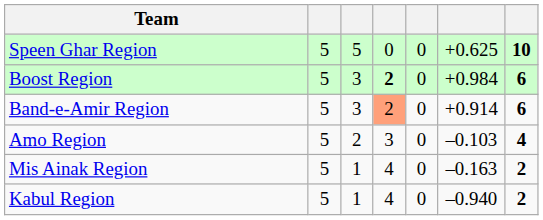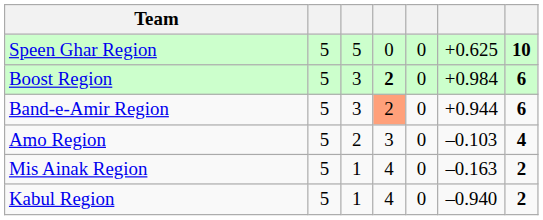(471, 109) +0.914 -> (471, 109) +0.944
